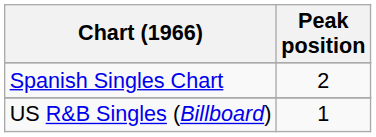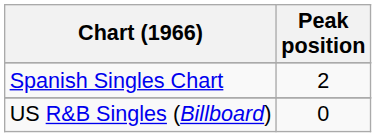(323, 114) 1 -> (323, 114) 0
